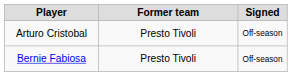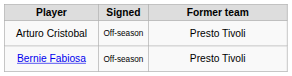columns swapped: (263, 12) <-> (168, 12)
